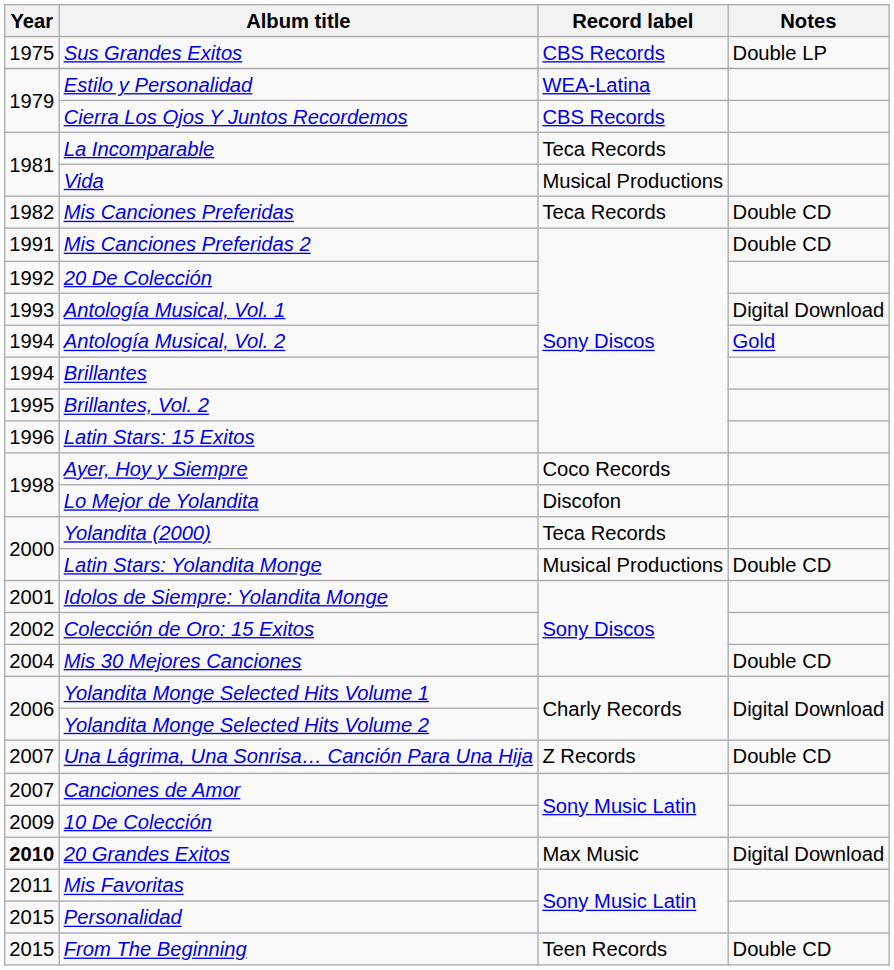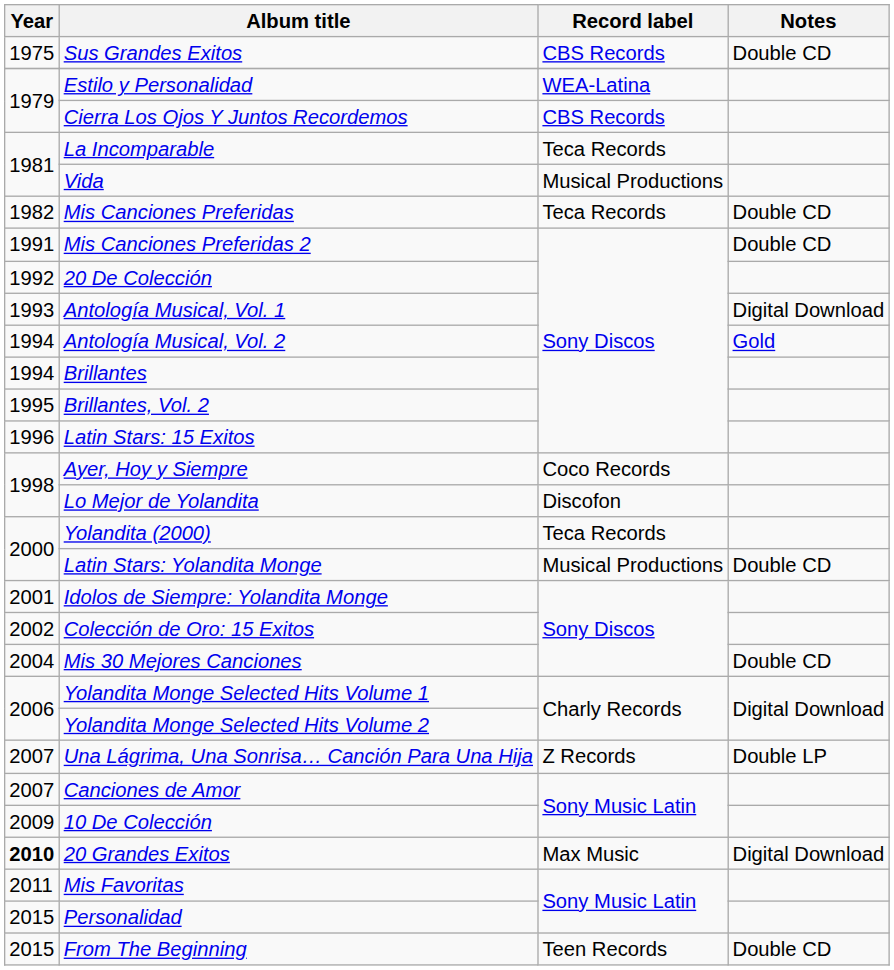(780, 53) Double LP -> (782, 53) Double CD
(782, 757) Double CD -> (780, 757) Double LP
